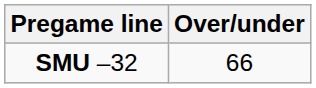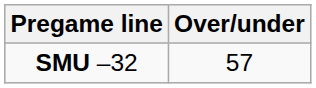(239, 62) 66 -> (239, 62) 57
